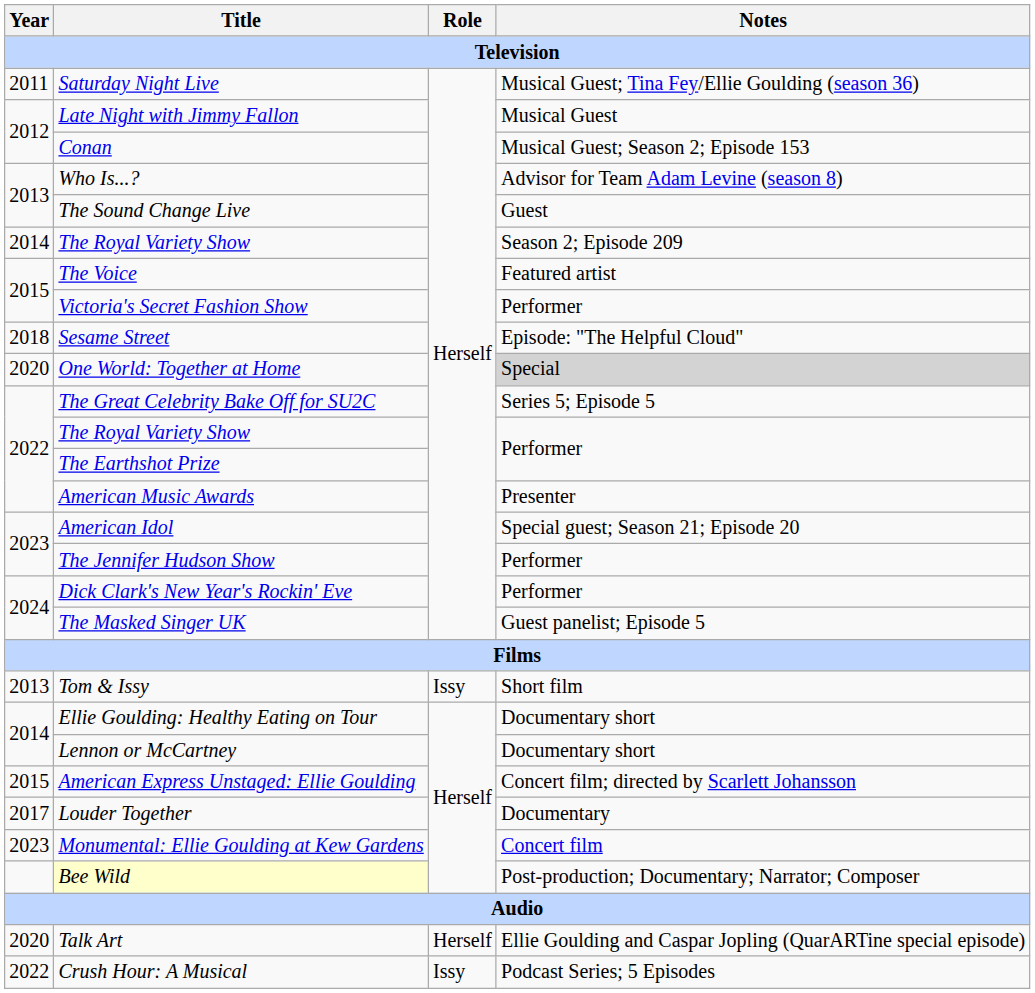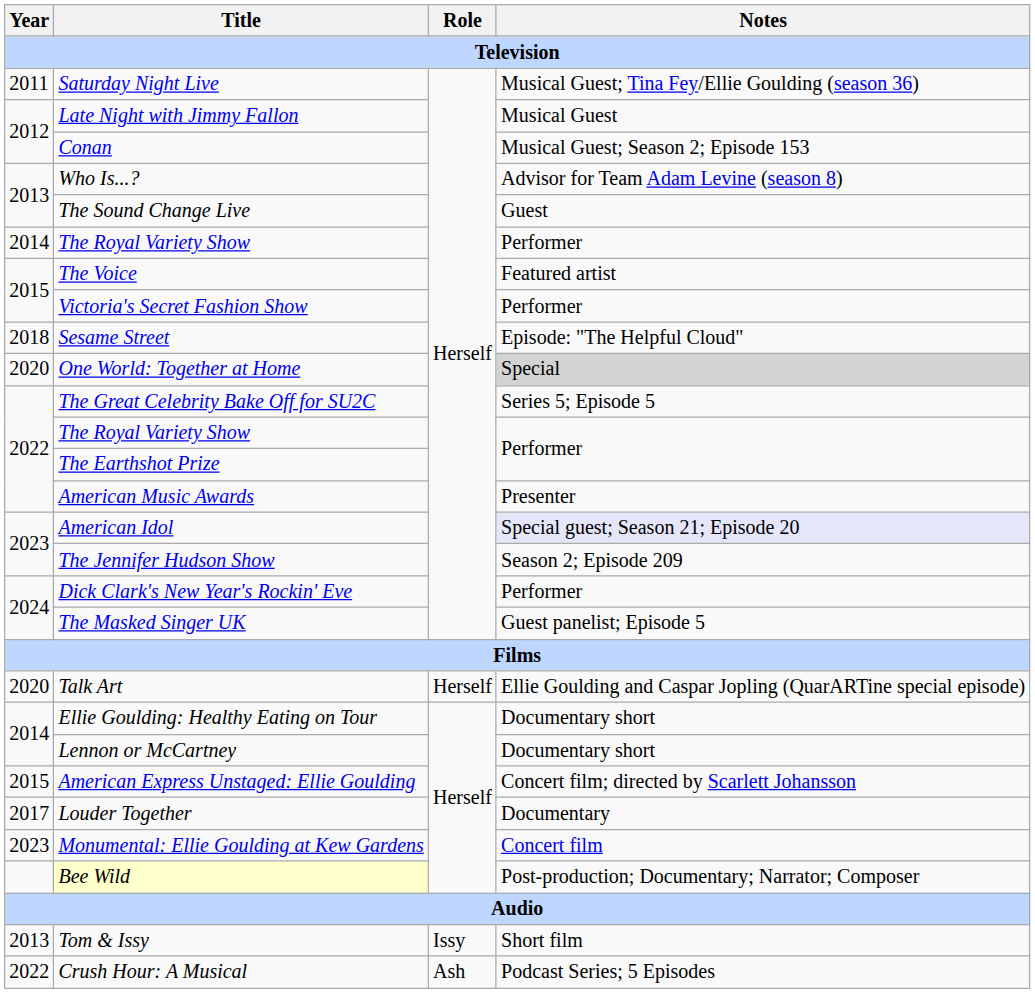(592, 242) Season 2; Episode 209 -> (542, 242) Performer
(650, 527) no background -> (650, 527) lavender background
(542, 559) Performer -> (592, 559) Season 2; Episode 209
rows swapped: (29, 686) <-> (29, 940)
(449, 971) Issy -> (449, 971) Ash
